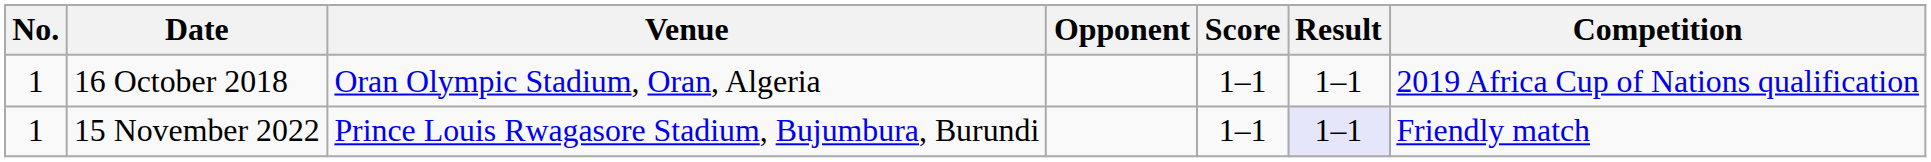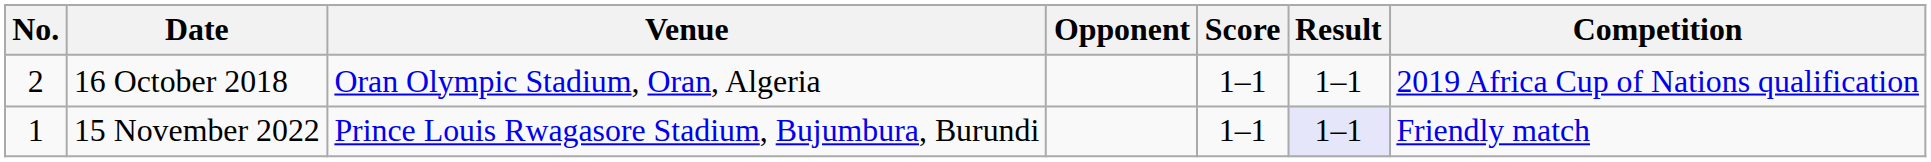(36, 80) 1 -> (36, 80) 2
